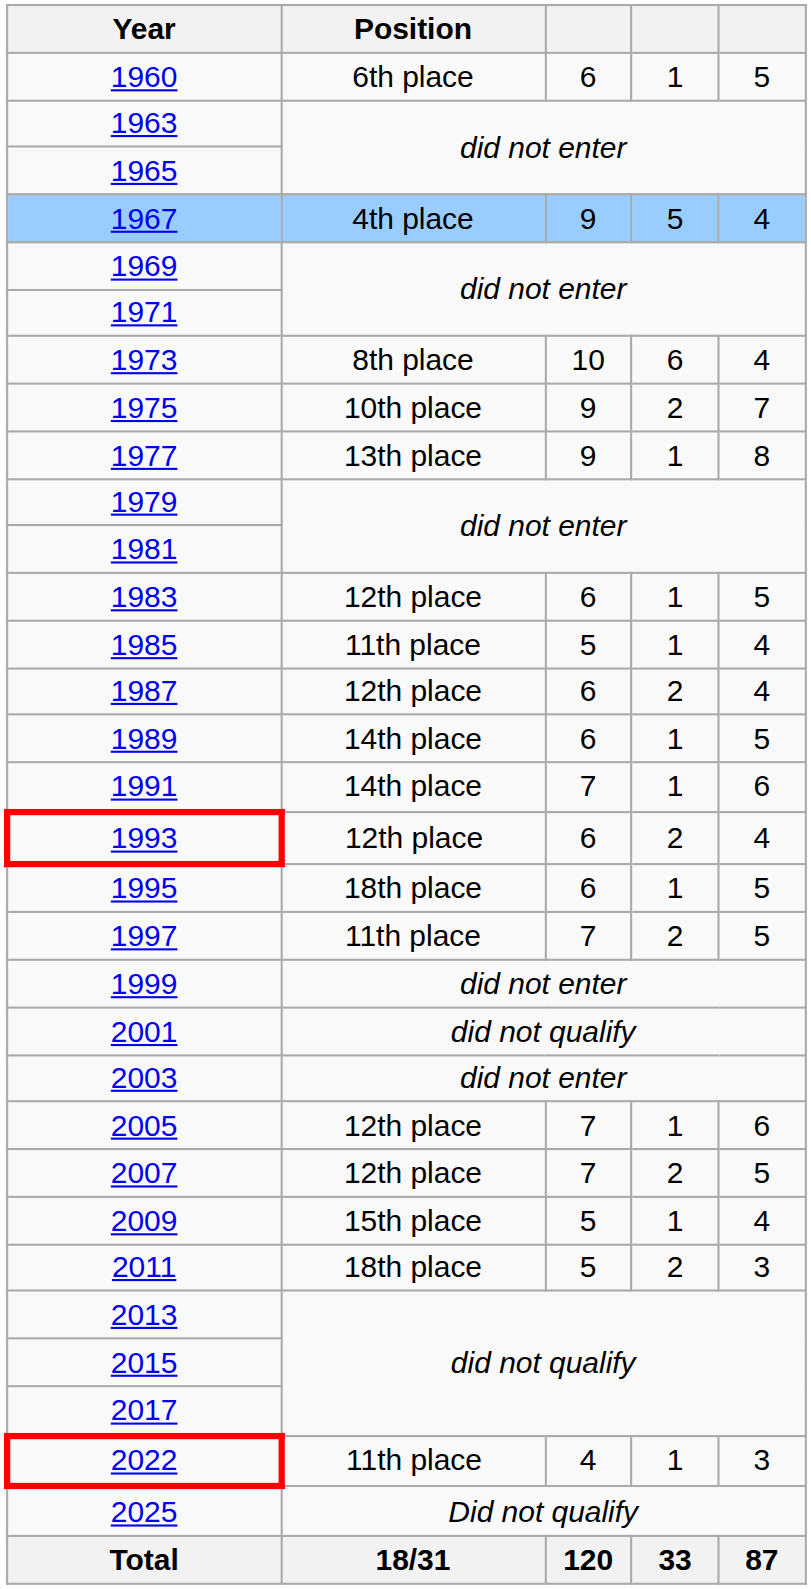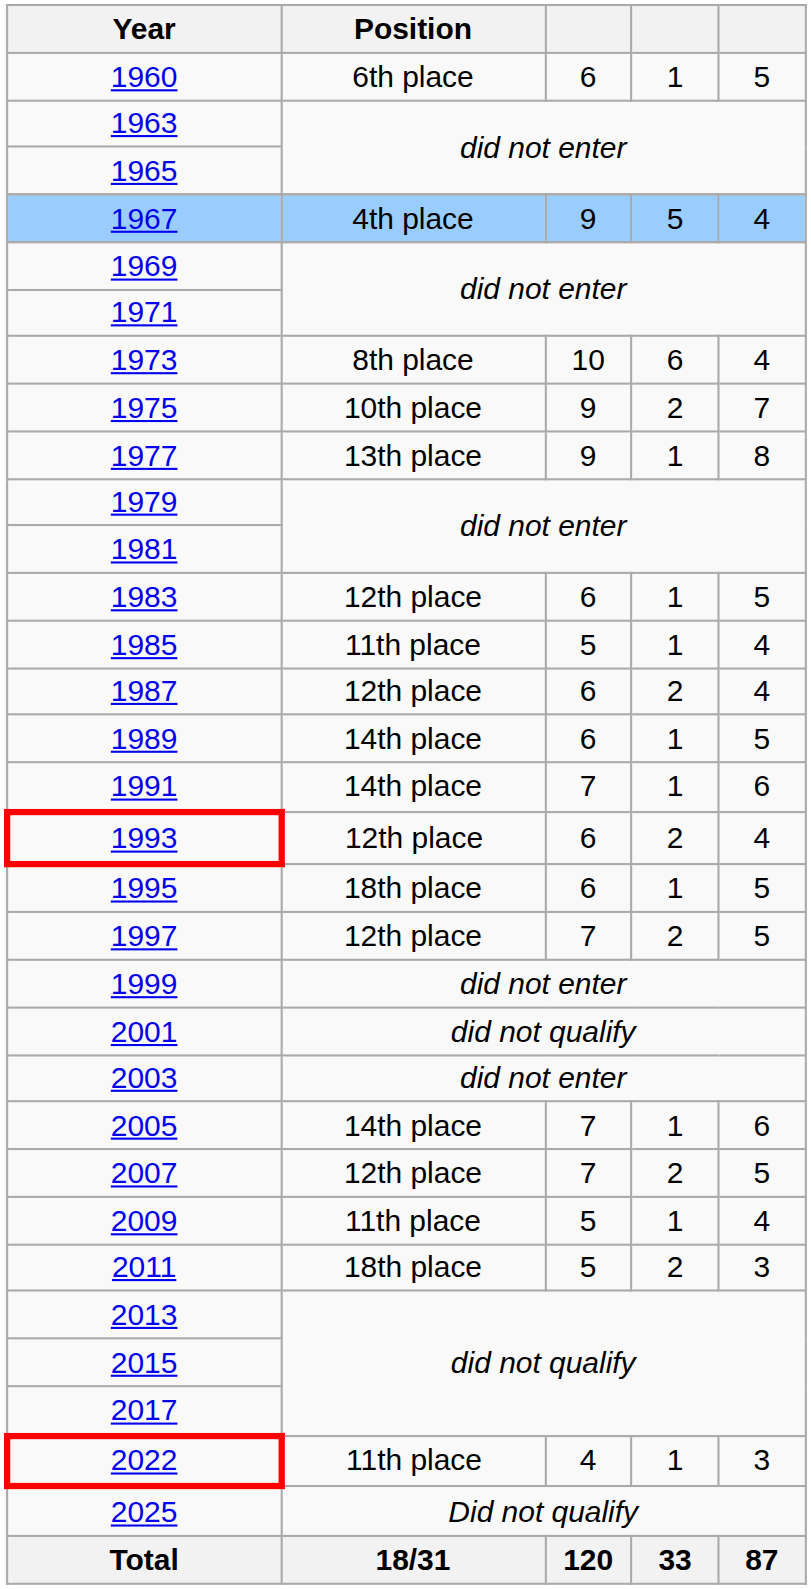(413, 936) 11th place -> (413, 936) 12th place
(413, 1126) 12th place -> (413, 1126) 14th place
(413, 1220) 15th place -> (413, 1220) 11th place
